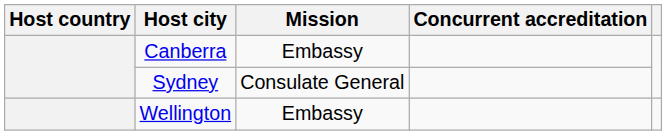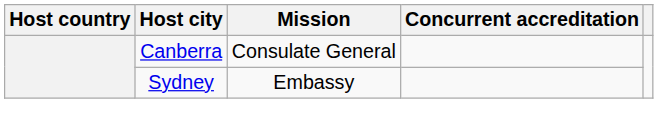(322, 51) Embassy -> (314, 51) Consulate General
(322, 82) Consulate General -> (314, 82) Embassy
- row: (185, 113)
